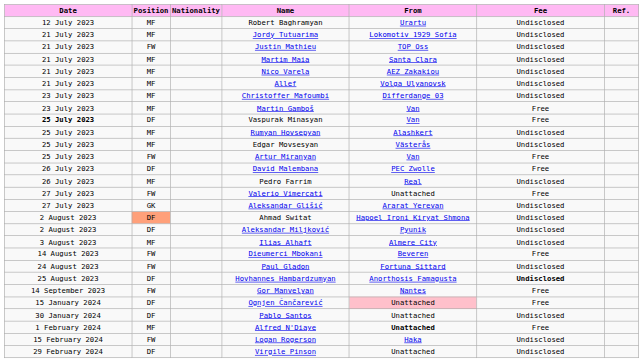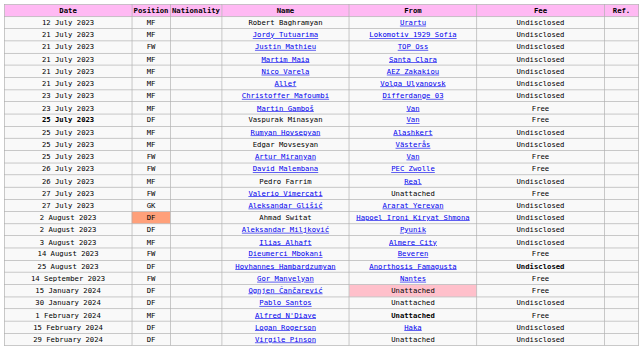(151, 169) DF -> (151, 169) FW
- row: (285, 266)
(151, 339) FW -> (151, 327) DF
